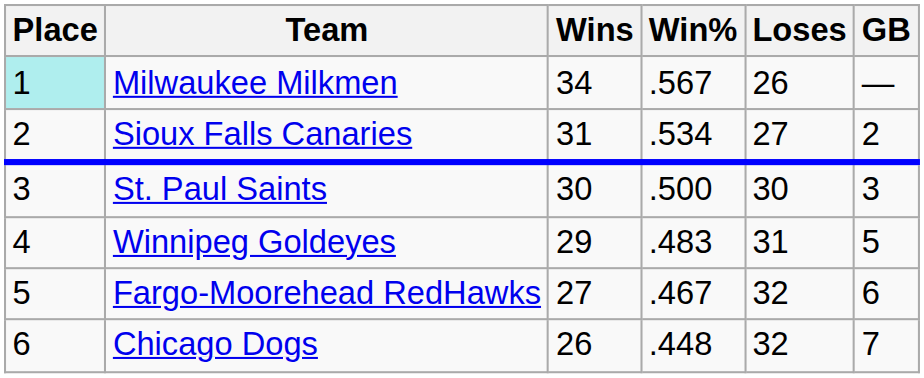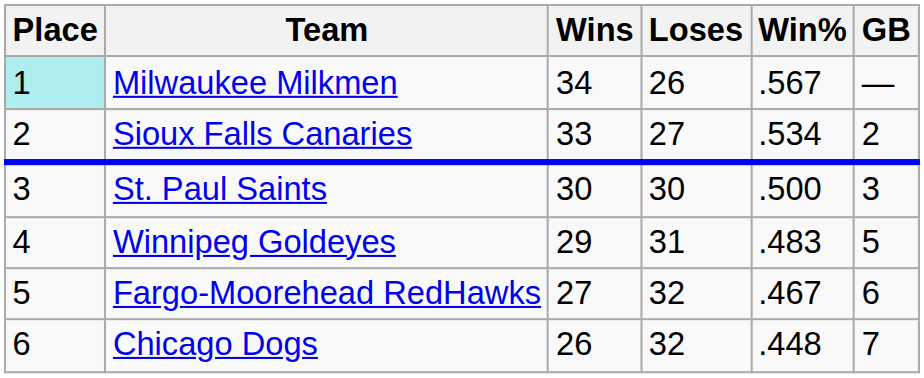columns swapped: (800, 30) <-> (693, 30)
(574, 133) 31 -> (574, 133) 33
